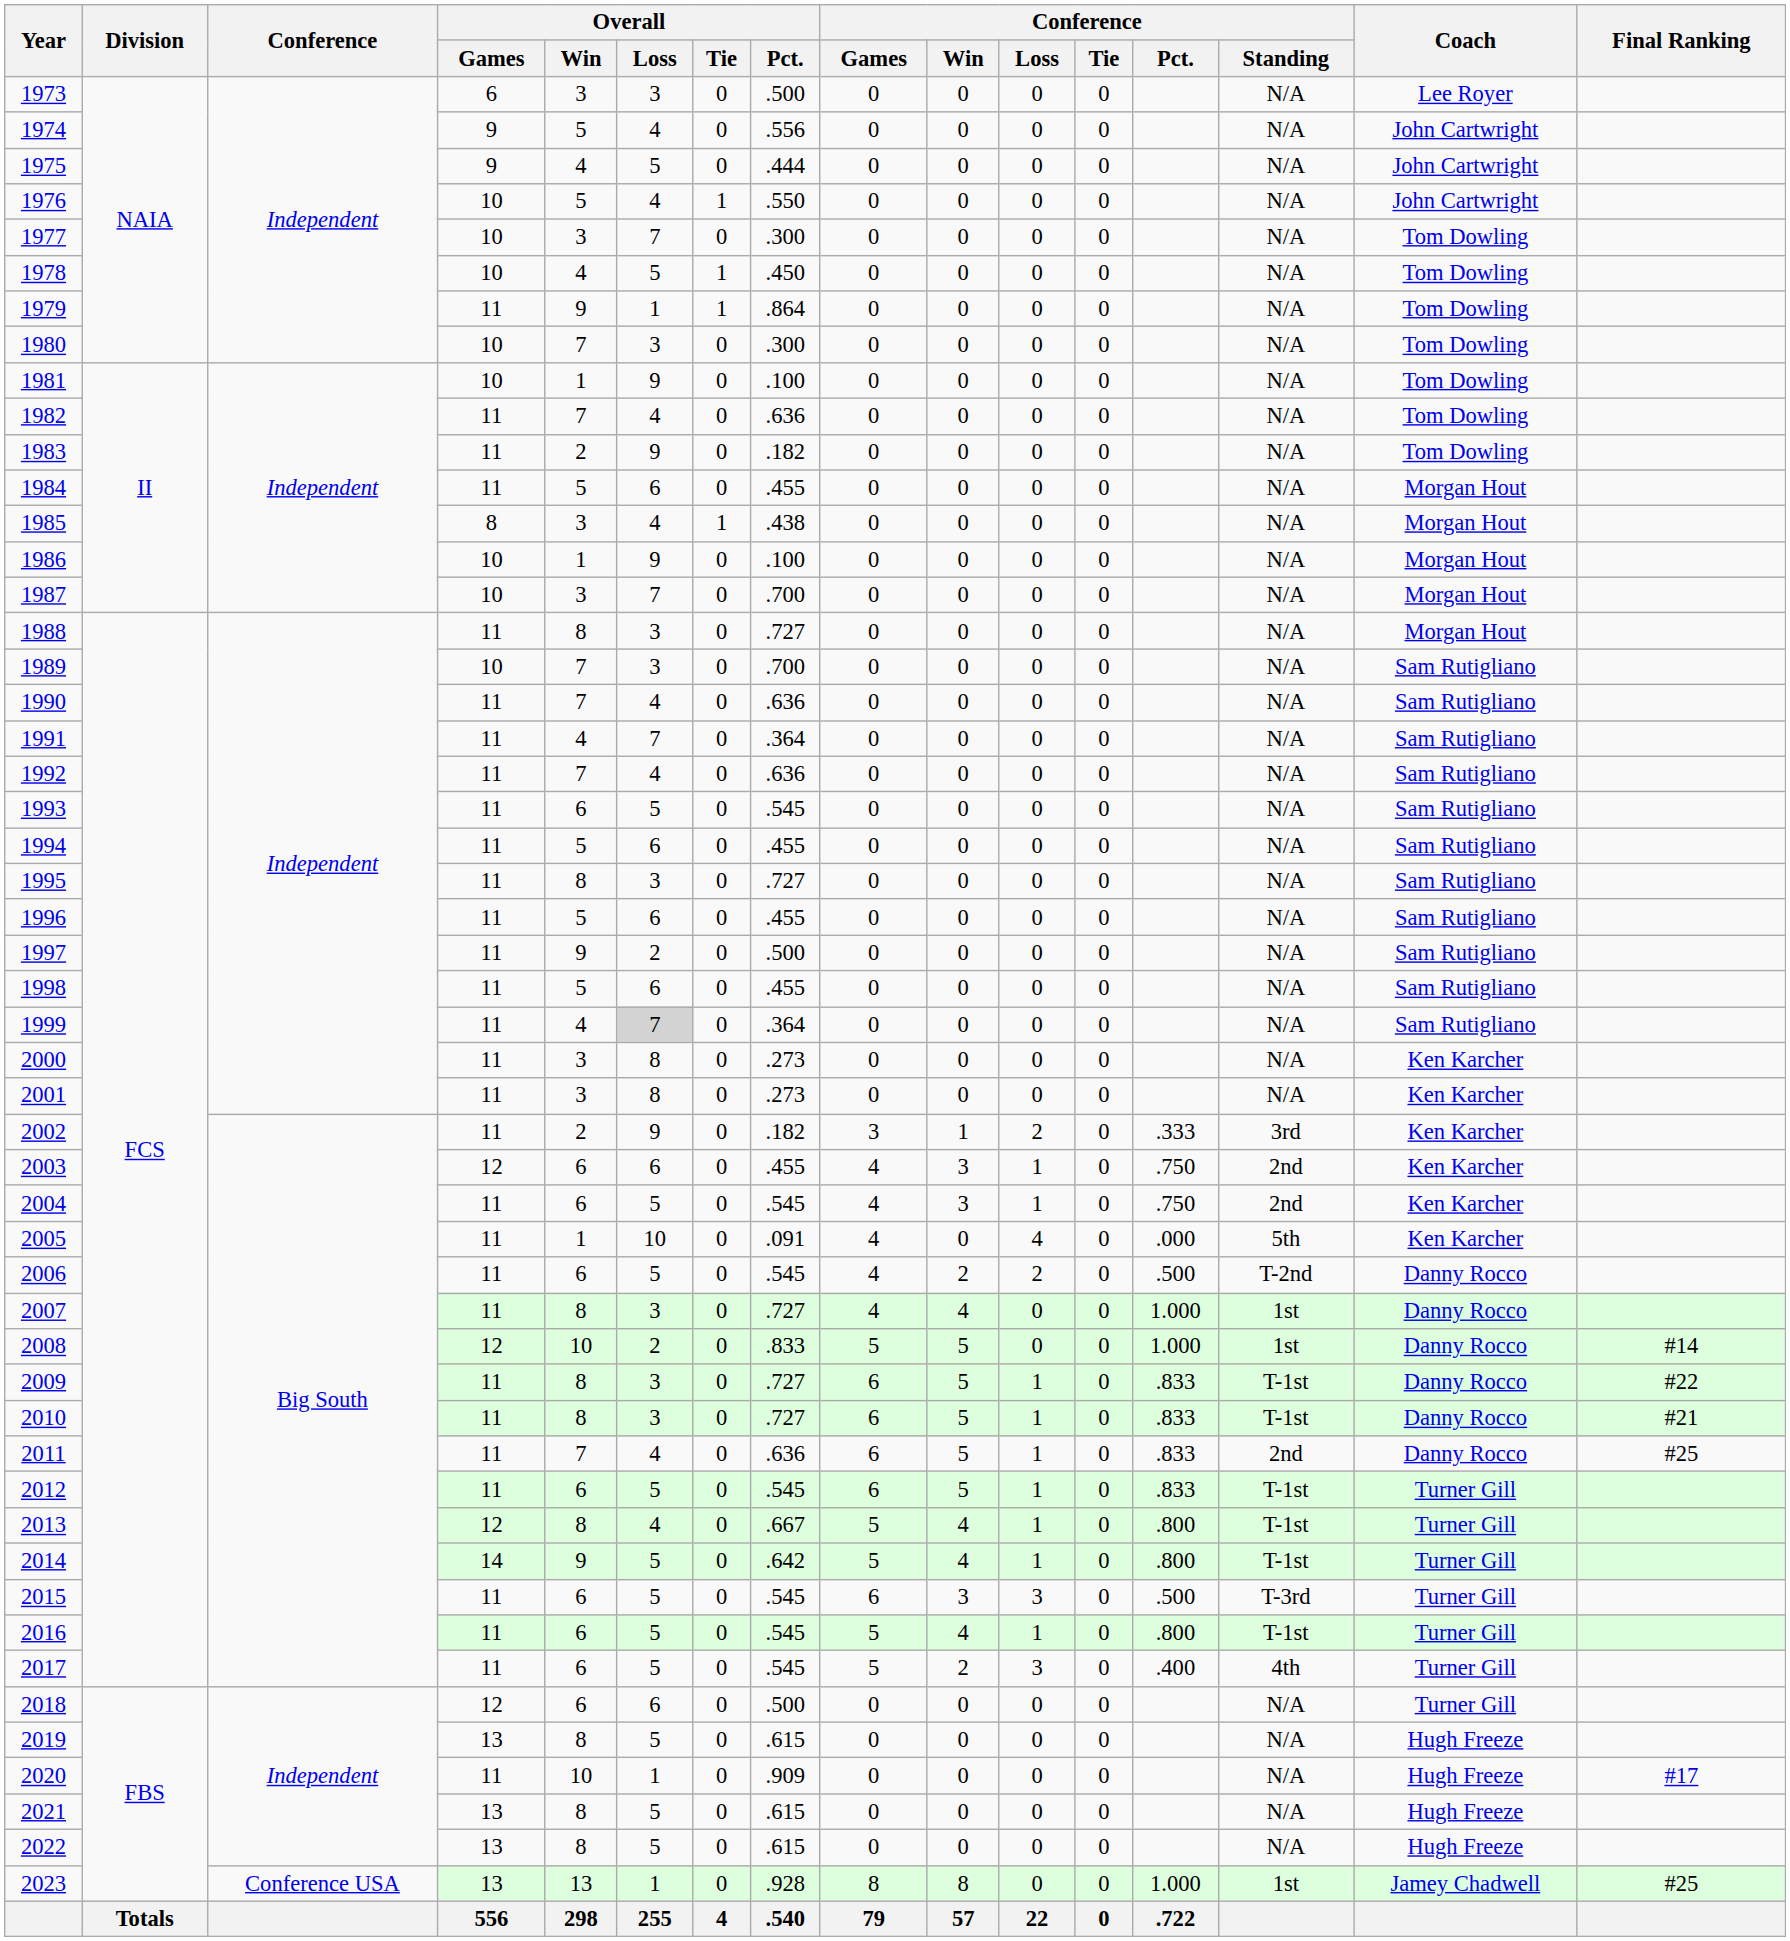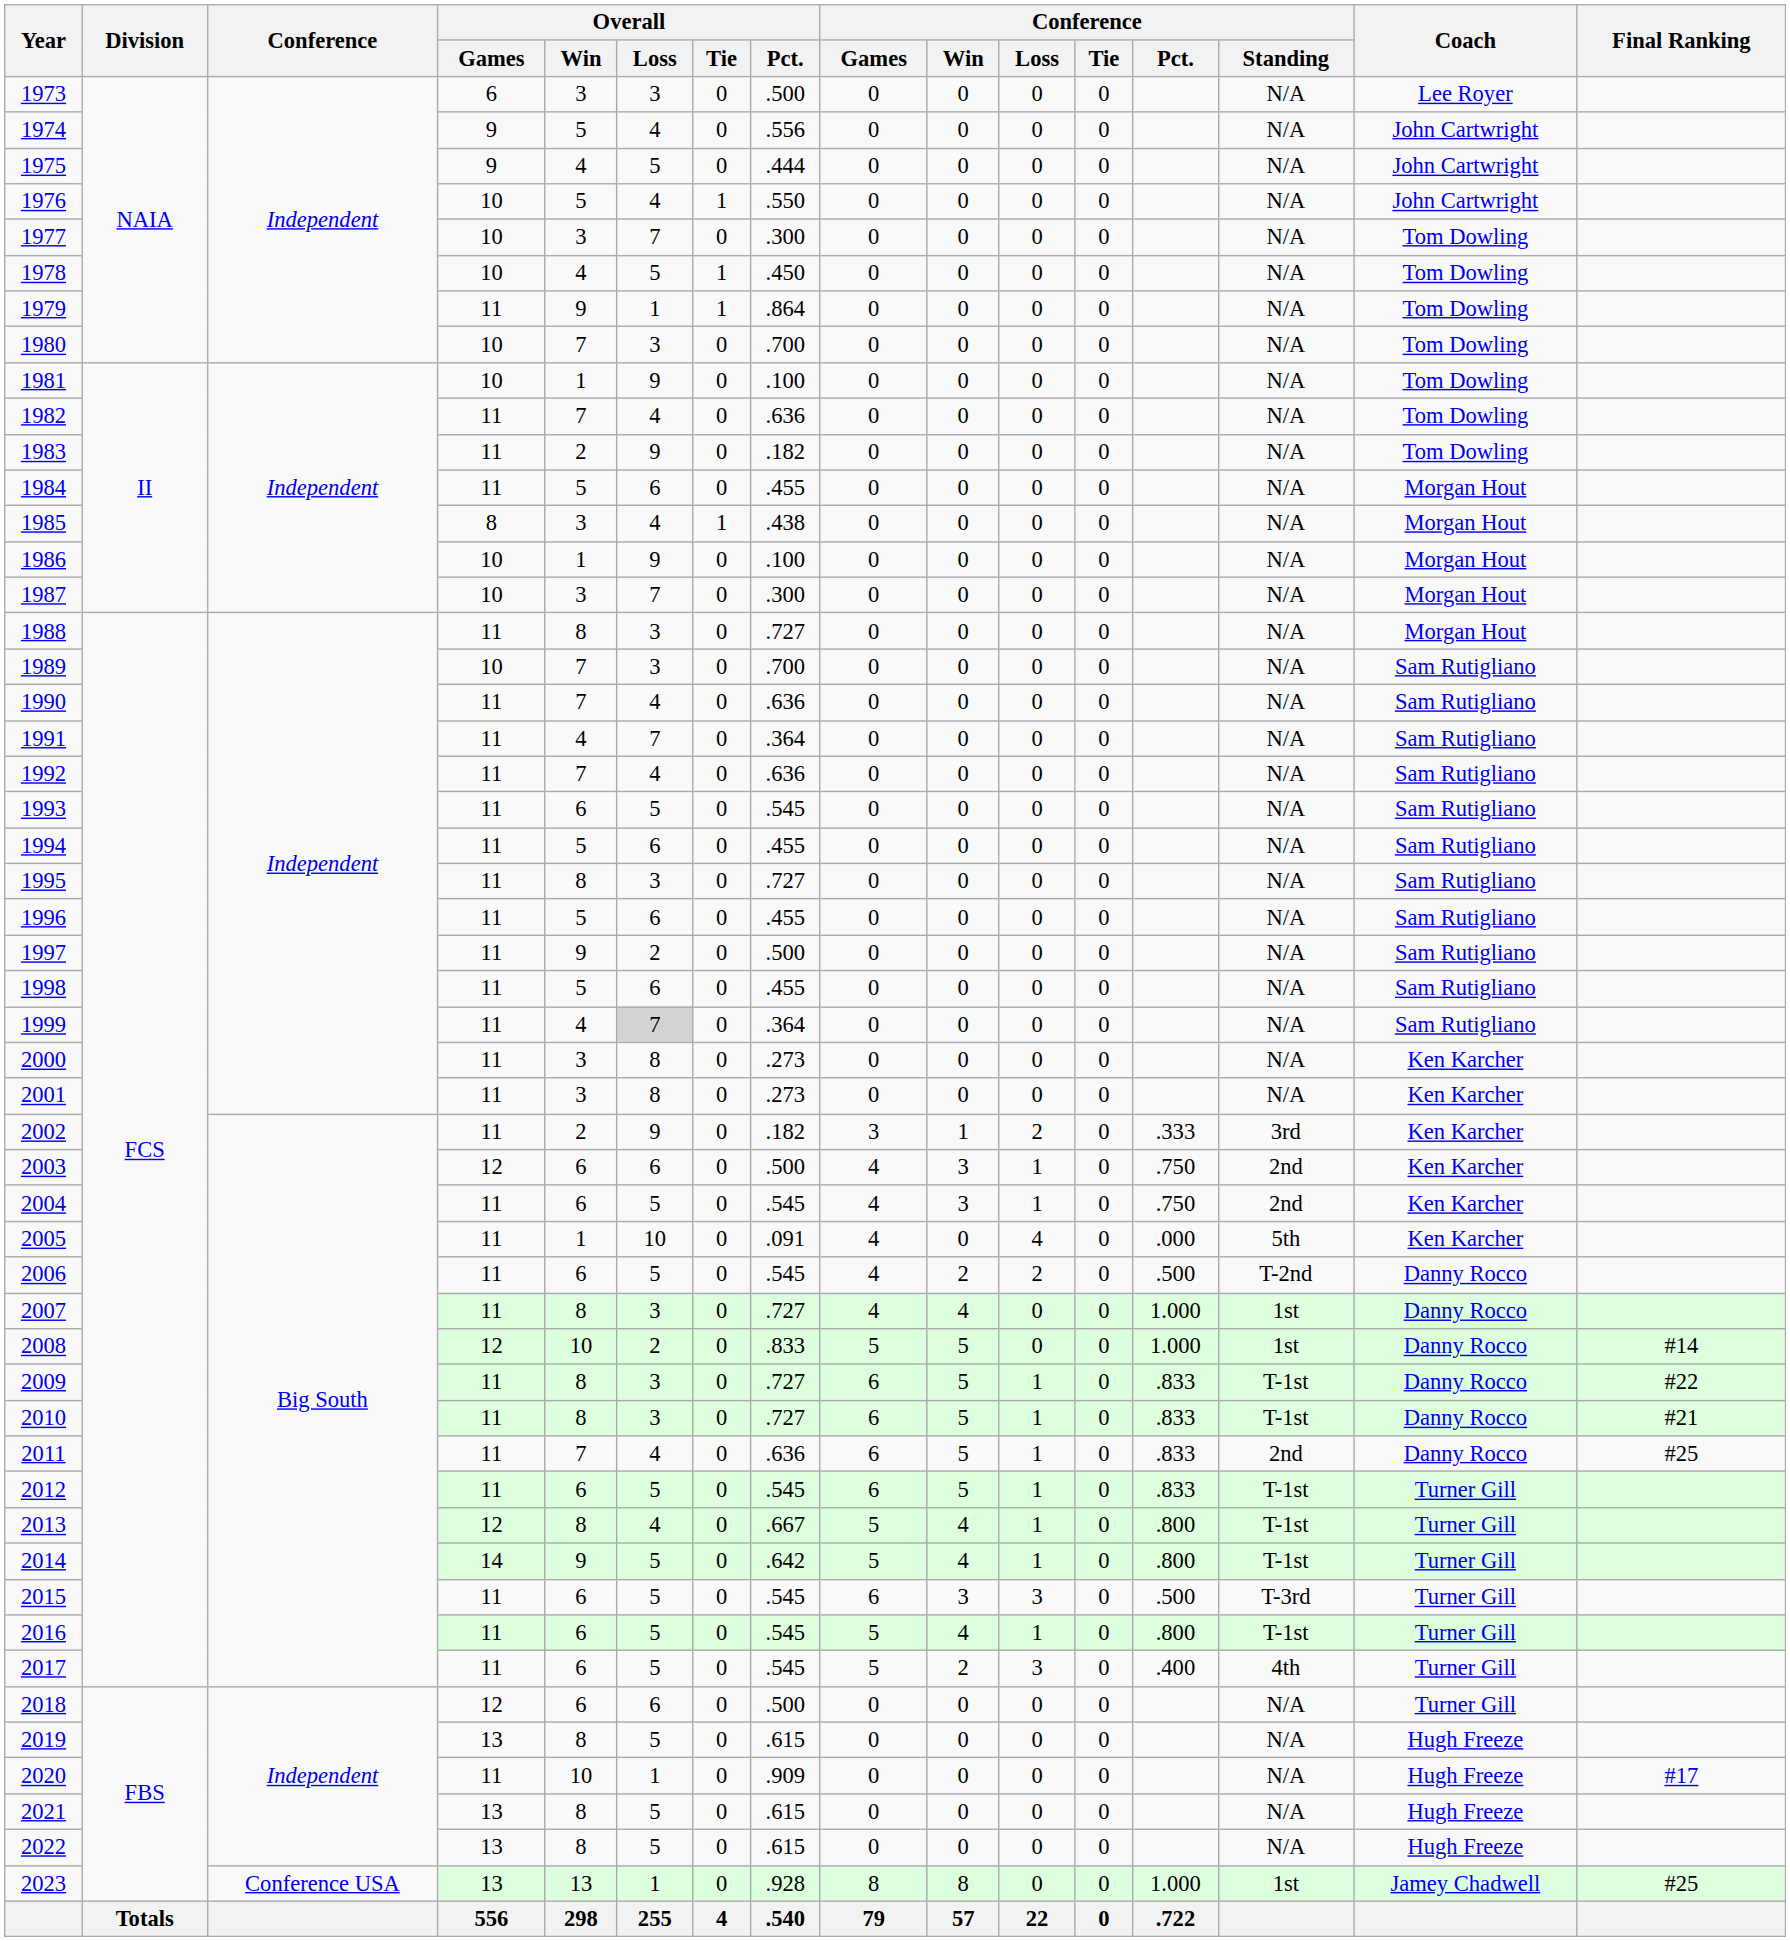(785, 344) .300 -> (785, 344) .700
(785, 594) .700 -> (785, 594) .300
(785, 1167) .455 -> (785, 1167) .500
